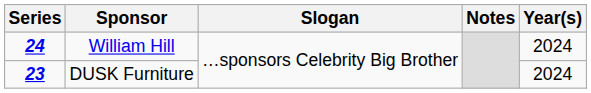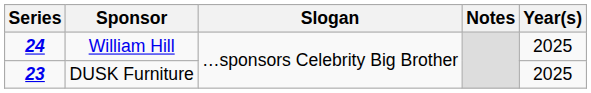(553, 46) 2024 -> (553, 46) 2025
(553, 74) 2024 -> (553, 74) 2025
